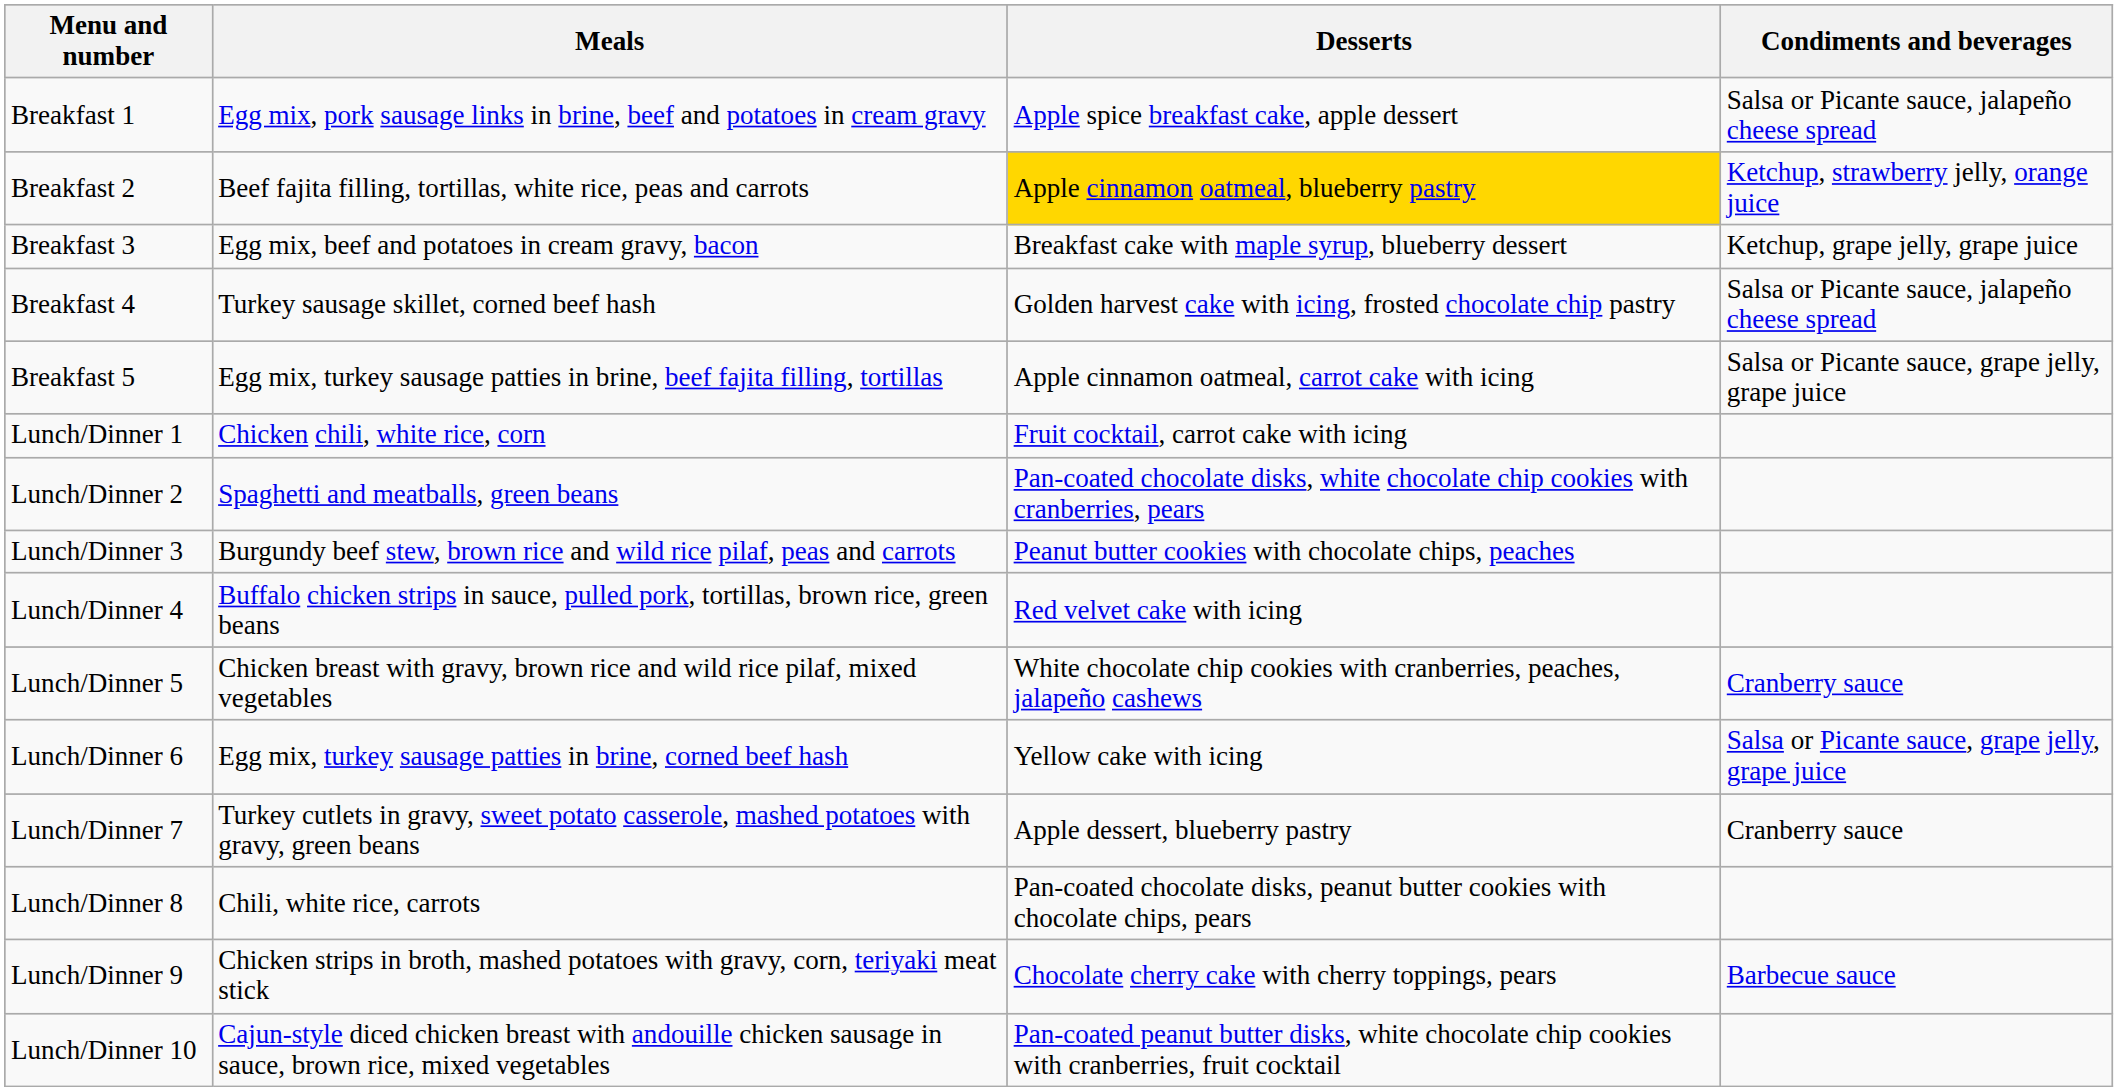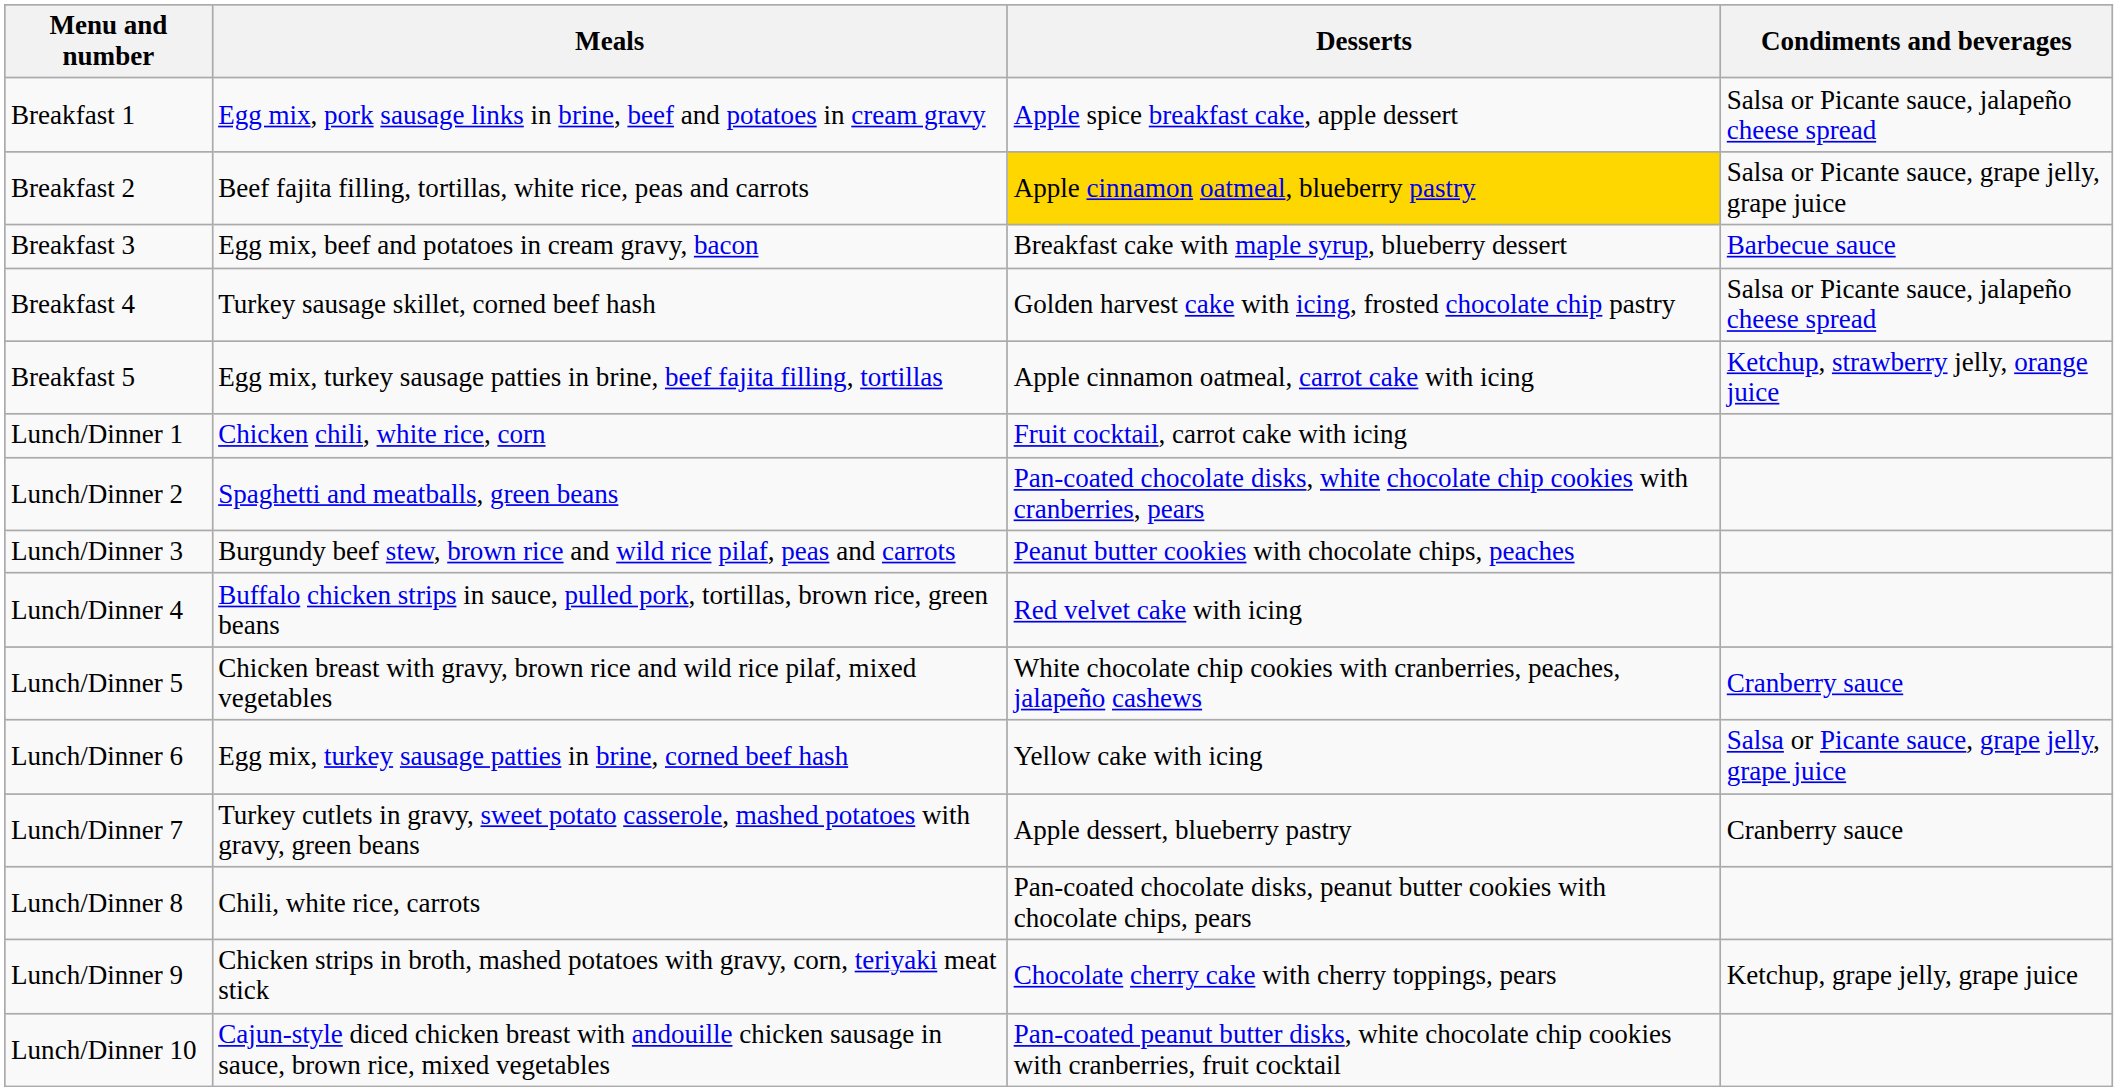(1907, 187) Ketchup, strawberry jelly, orange juice -> (1913, 187) Salsa or Picante sauce, grape jelly, grape juice
(1902, 245) Ketchup, grape jelly, grape juice -> (1811, 245) Barbecue sauce
(1913, 377) Salsa or Picante sauce, grape jelly, grape juice -> (1907, 377) Ketchup, strawberry jelly, orange juice
(1811, 976) Barbecue sauce -> (1902, 976) Ketchup, grape jelly, grape juice
